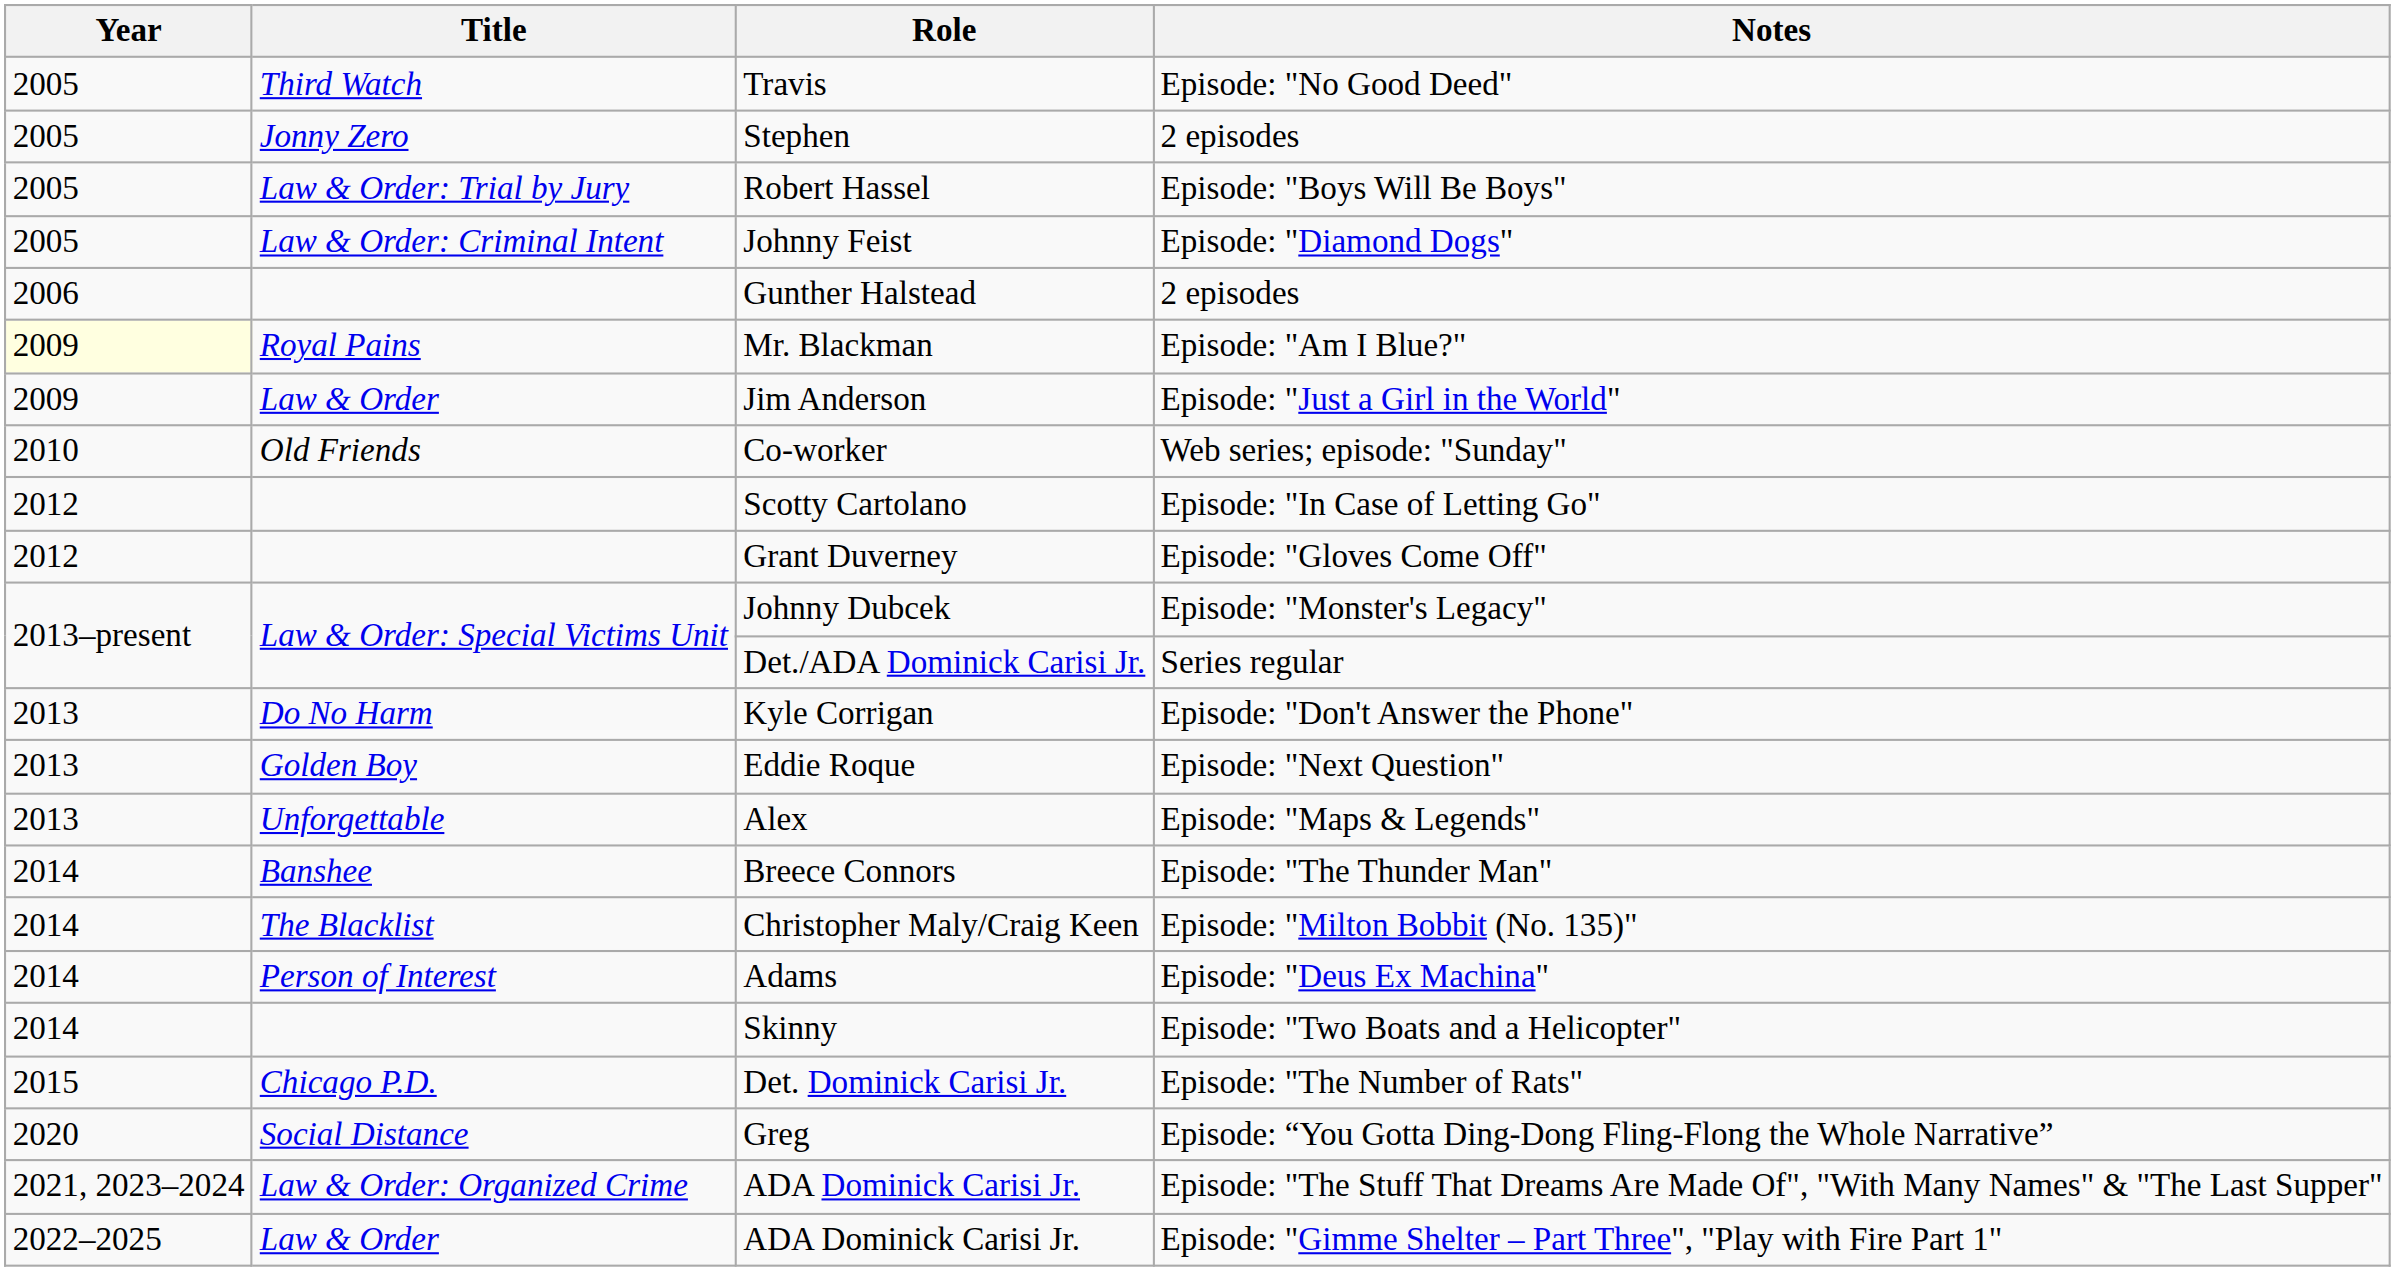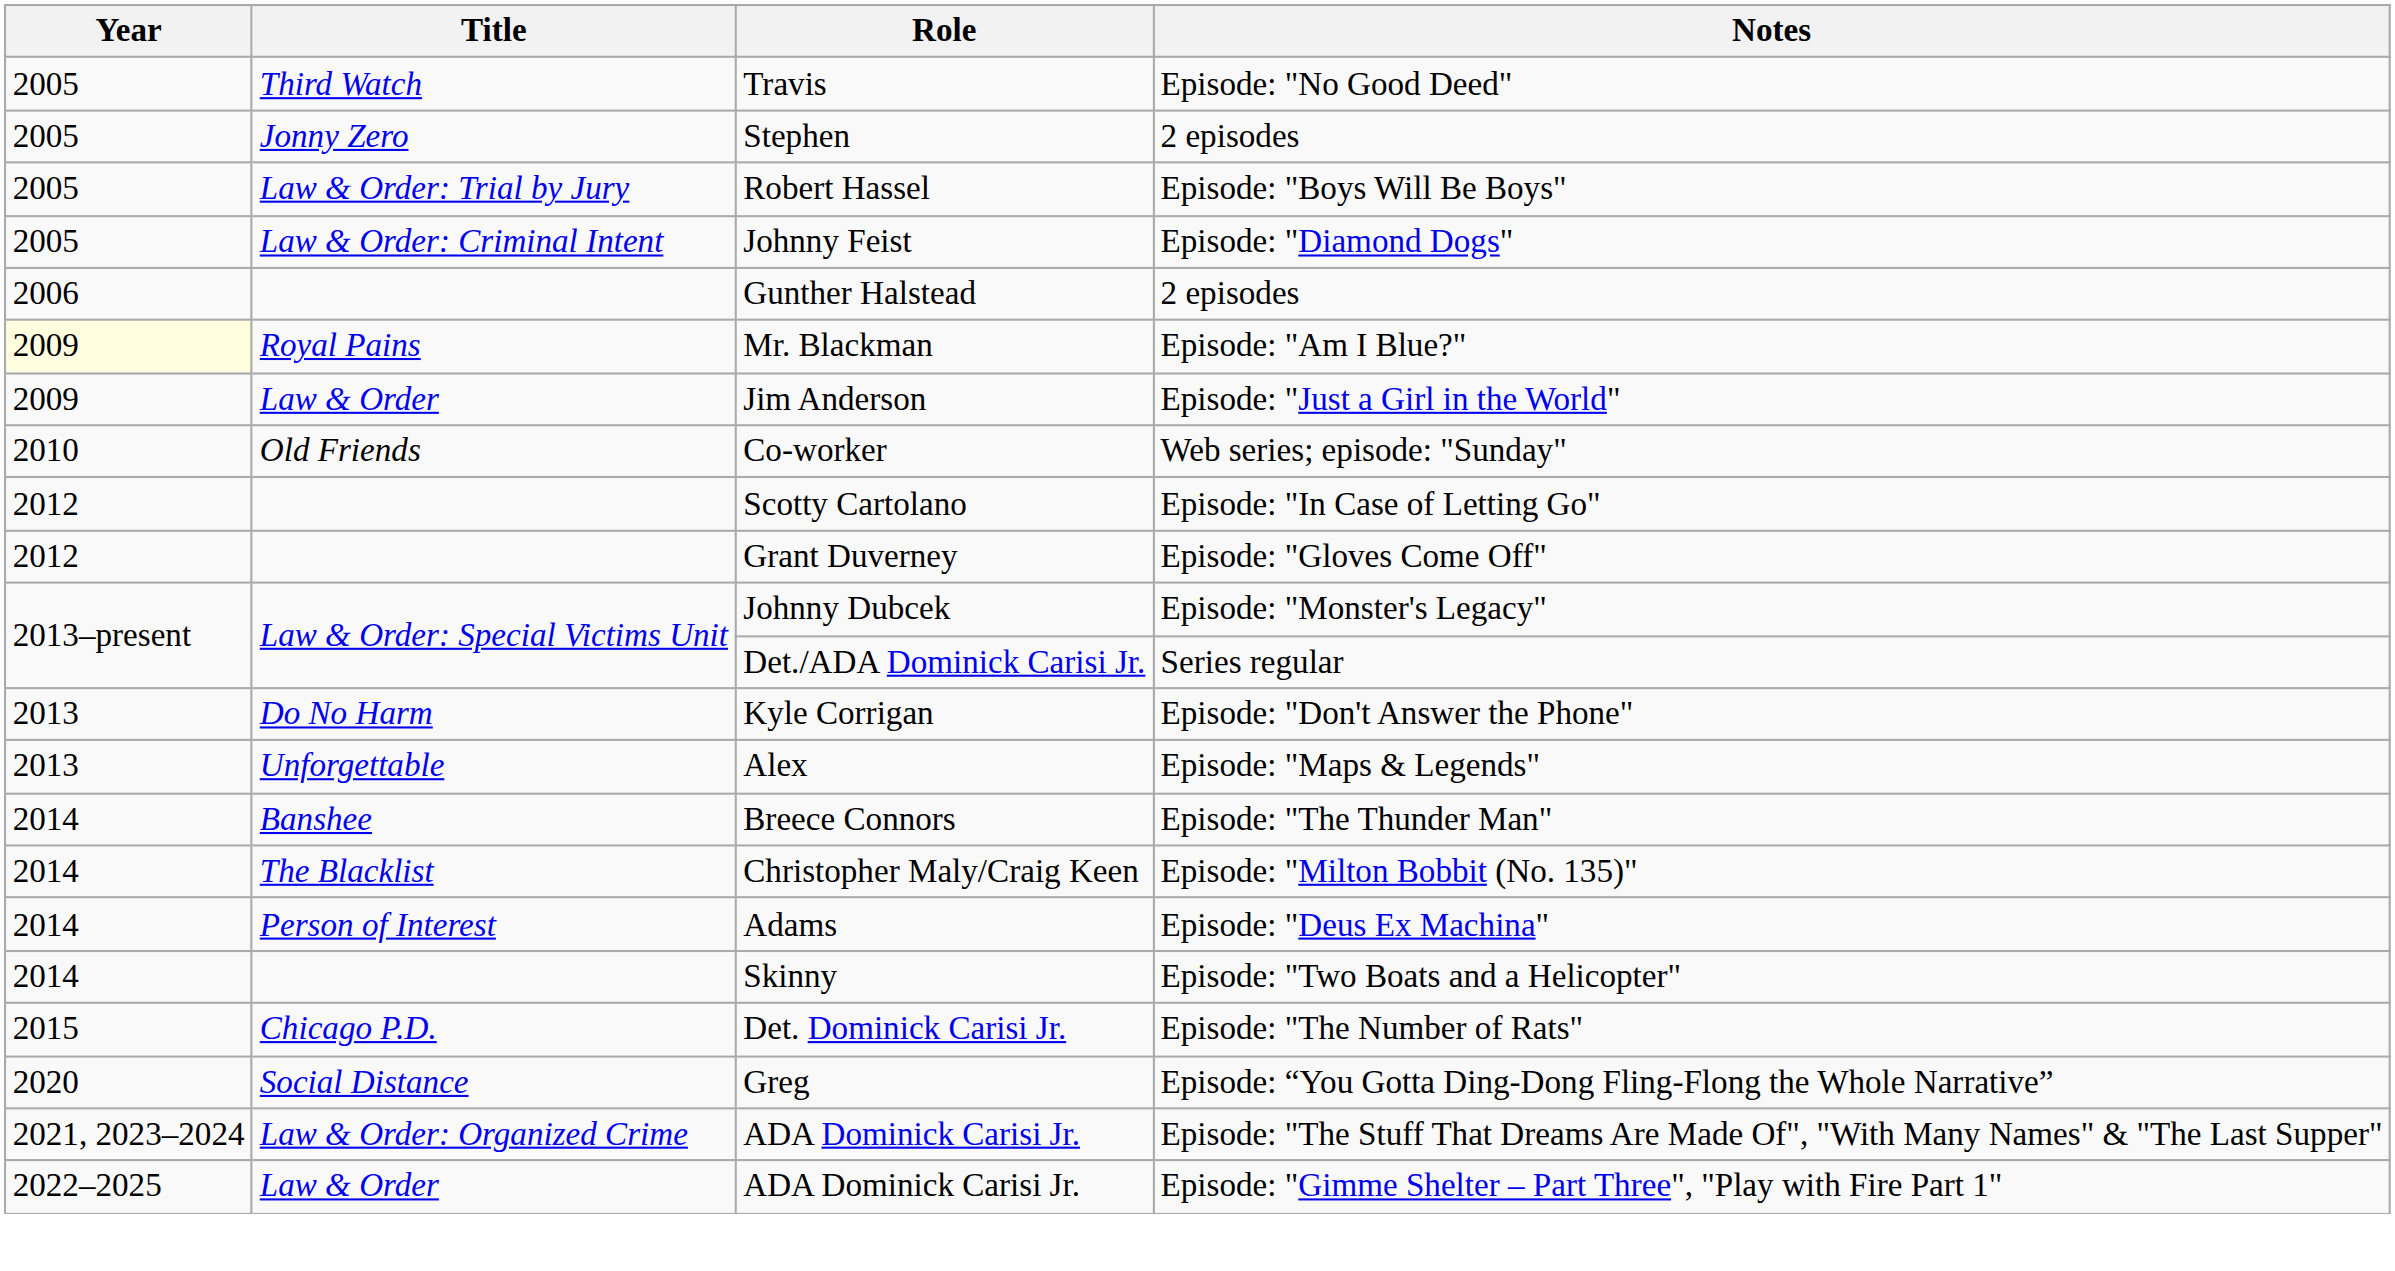- row: (829, 766)
